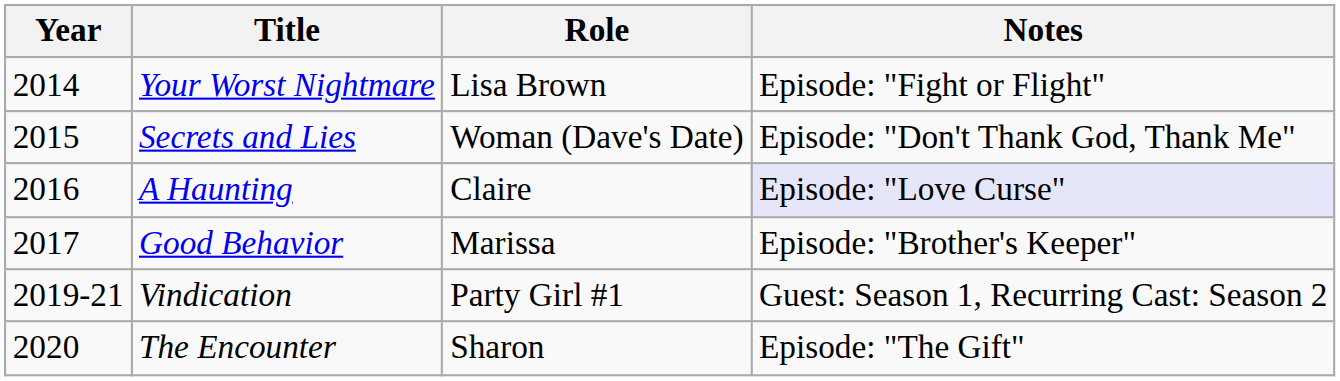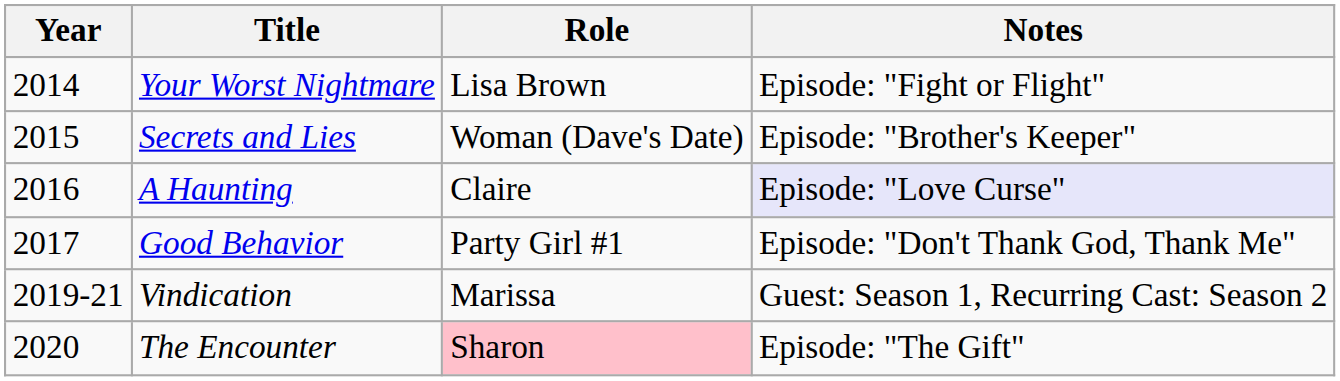(1027, 136) Episode: "Don't Thank God, Thank Me" -> (948, 136) Episode: "Brother's Keeper"
(503, 242) Marissa -> (537, 242) Party Girl #1
(948, 242) Episode: "Brother's Keeper" -> (1027, 242) Episode: "Don't Thank God, Thank Me"
(537, 294) Party Girl #1 -> (503, 294) Marissa
(497, 347) no background -> (497, 347) pink background
